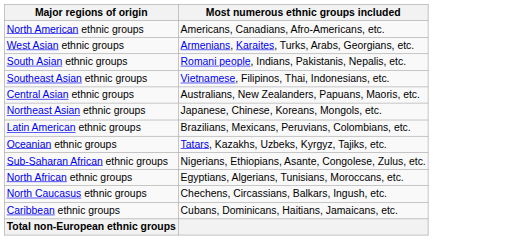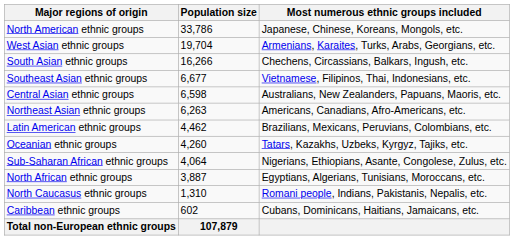+ column: (219, 12)
(283, 29) Americans, Canadians, Afro-Americans, etc. -> (362, 29) Japanese, Chinese, Koreans, Mongols, etc.
(293, 62) Romani people, Indians, Pakistanis, Nepalis, etc. -> (365, 62) Chechens, Circassians, Balkars, Ingush, etc.
(281, 111) Japanese, Chinese, Koreans, Mongols, etc. -> (364, 111) Americans, Canadians, Afro-Americans, etc.
(284, 194) Chechens, Circassians, Balkars, Ingush, etc. -> (374, 194) Romani people, Indians, Pakistanis, Nepalis, etc.
